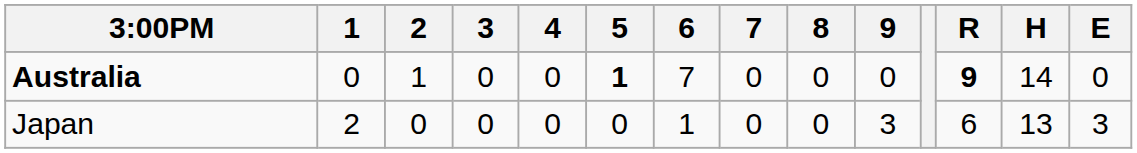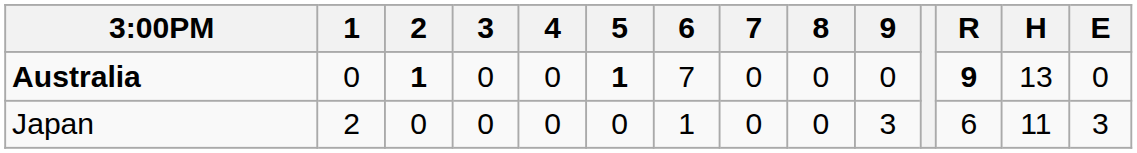(419, 76) normal -> (419, 76) bold
(1036, 76) 14 -> (1036, 76) 13
(1036, 123) 13 -> (1036, 123) 11
